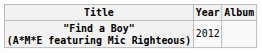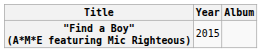(208, 34) 2012 -> (208, 34) 2015
